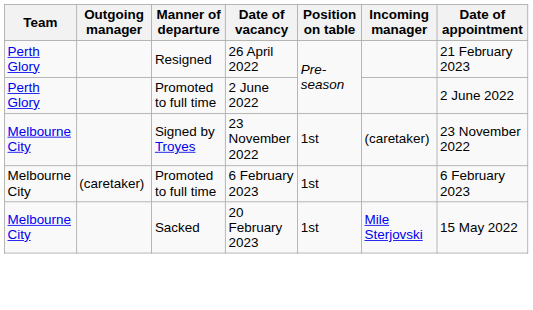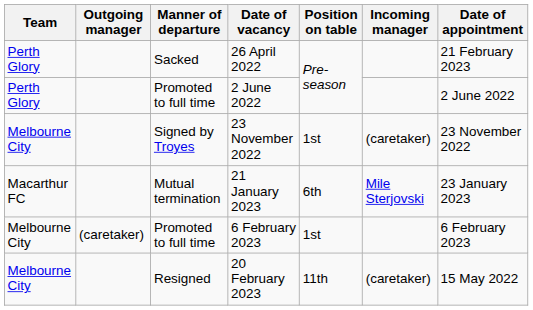(183, 59) Resigned -> (176, 59) Sacked
+ row: (255, 191)
(177, 227) Sacked -> (182, 279) Resigned
(310, 227) 1st -> (315, 279) 11th
(394, 227) Mile Sterjovski -> (398, 279) (caretaker)
